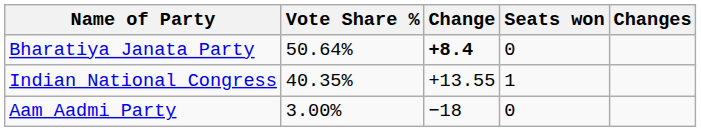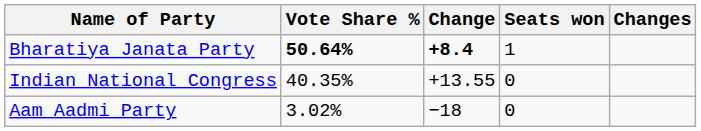(319, 50) normal -> (319, 50) bold
(510, 50) 0 -> (510, 50) 1
(510, 80) 1 -> (510, 80) 0
(314, 111) 3.00% -> (314, 111) 3.02%
